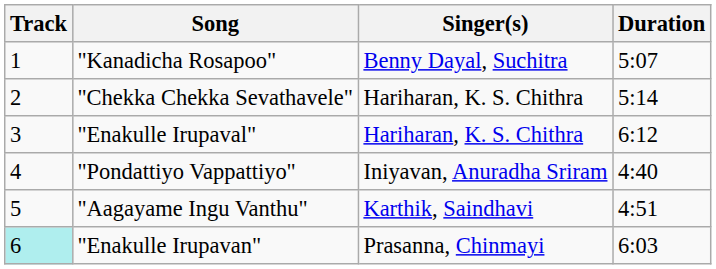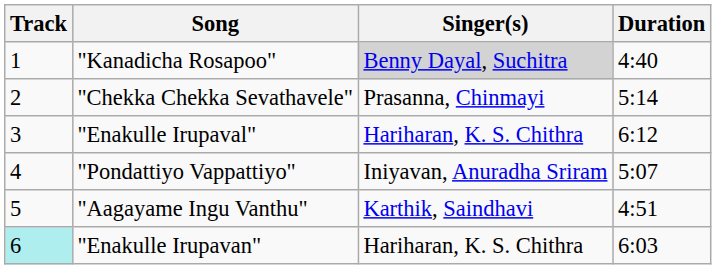(465, 60) no background -> (465, 60) lightgrey background
(638, 60) 5:07 -> (638, 60) 4:40
(473, 97) Hariharan, K. S. Chithra -> (454, 97) Prasanna, Chinmayi
(638, 171) 4:40 -> (638, 171) 5:07
(454, 245) Prasanna, Chinmayi -> (473, 245) Hariharan, K. S. Chithra
